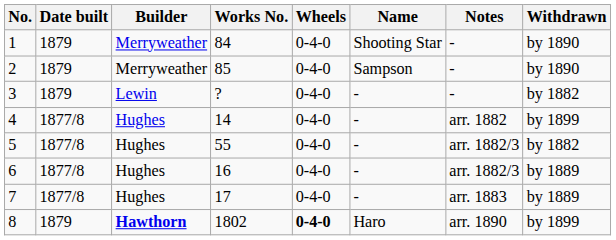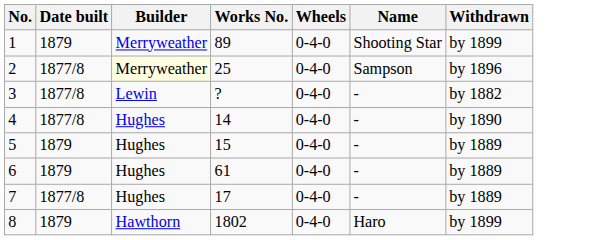- column: (484, 17)
(223, 42) 84 -> (223, 42) 89
(553, 42) by 1890 -> (476, 42) by 1899
(56, 68) 1879 -> (62, 68) 1877/8
(161, 68) no background -> (161, 68) lightyellow background
(223, 68) 85 -> (223, 68) 25
(553, 68) by 1890 -> (476, 68) by 1896
(56, 94) 1879 -> (62, 94) 1877/8
(553, 119) by 1899 -> (476, 119) by 1890
(62, 145) 1877/8 -> (56, 145) 1879
(223, 145) 55 -> (223, 145) 15
(553, 145) by 1882 -> (476, 145) by 1889
(62, 171) 1877/8 -> (56, 171) 1879
(223, 171) 16 -> (223, 171) 61
(151, 222) bold -> (148, 222) normal
(313, 222) bold -> (313, 222) normal
